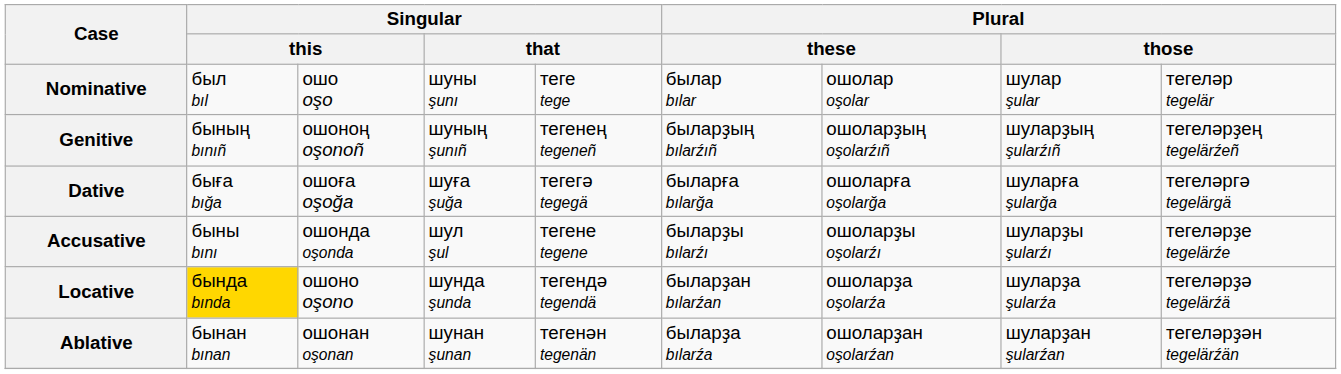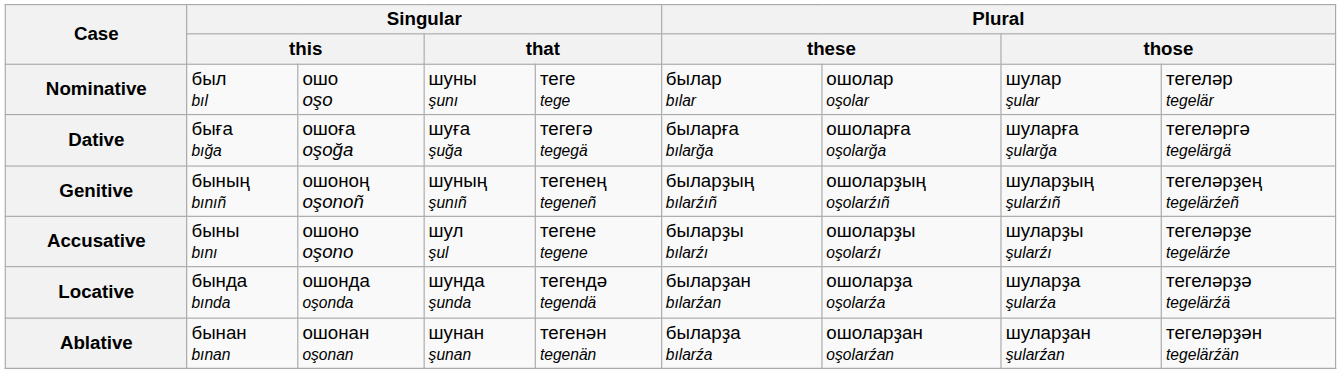rows swapped: (96, 140) <-> (96, 190)
(336, 241) ошонда oşonda -> (331, 241) ошоно oşono
(219, 292) gold background -> (219, 292) no background
(331, 292) ошоно oşono -> (336, 292) ошонда oşonda
